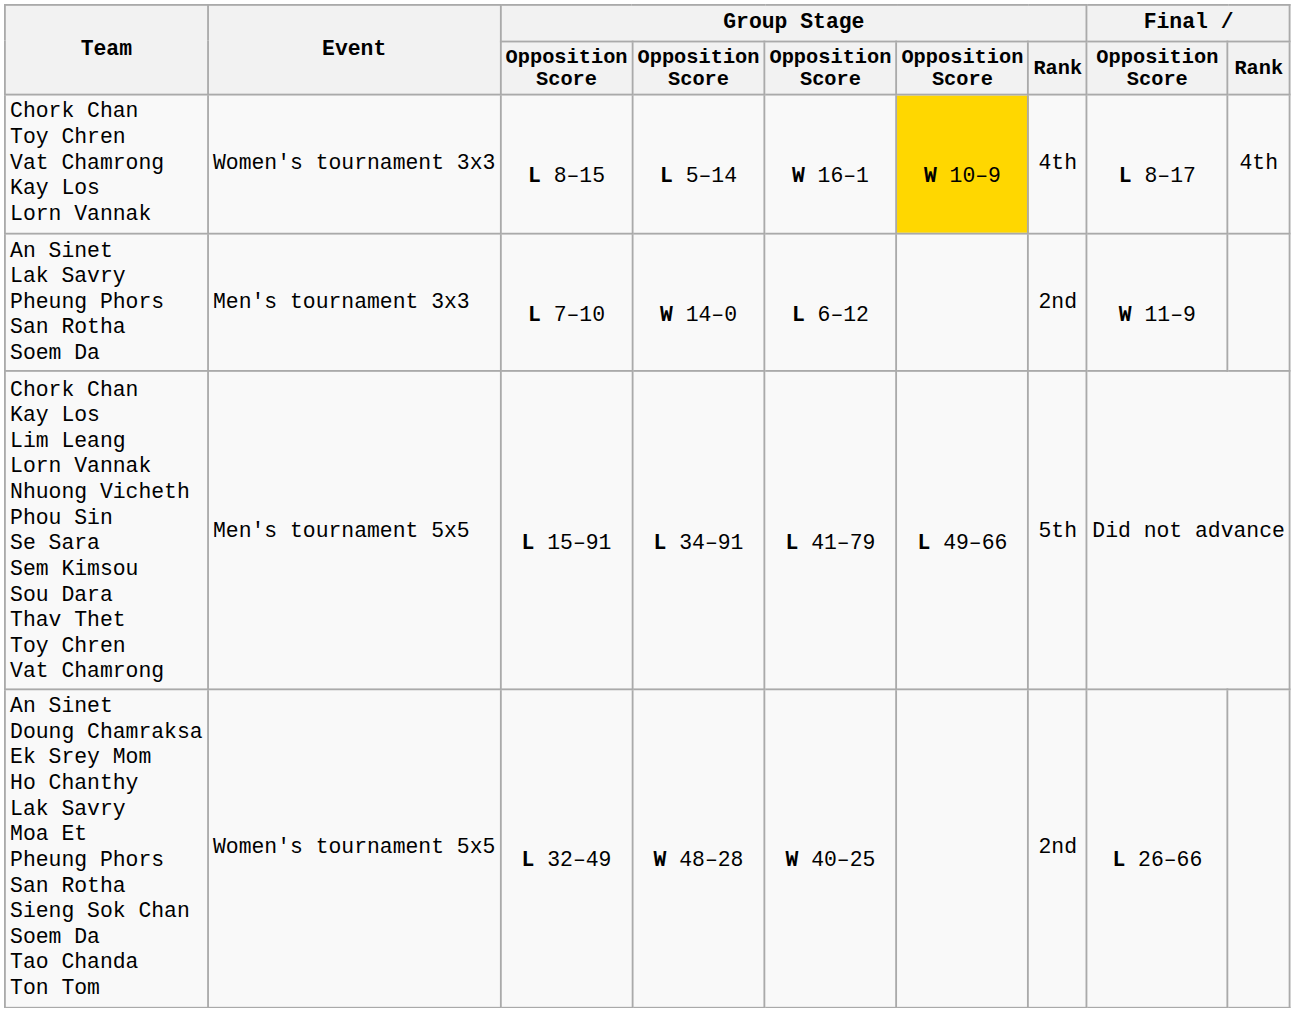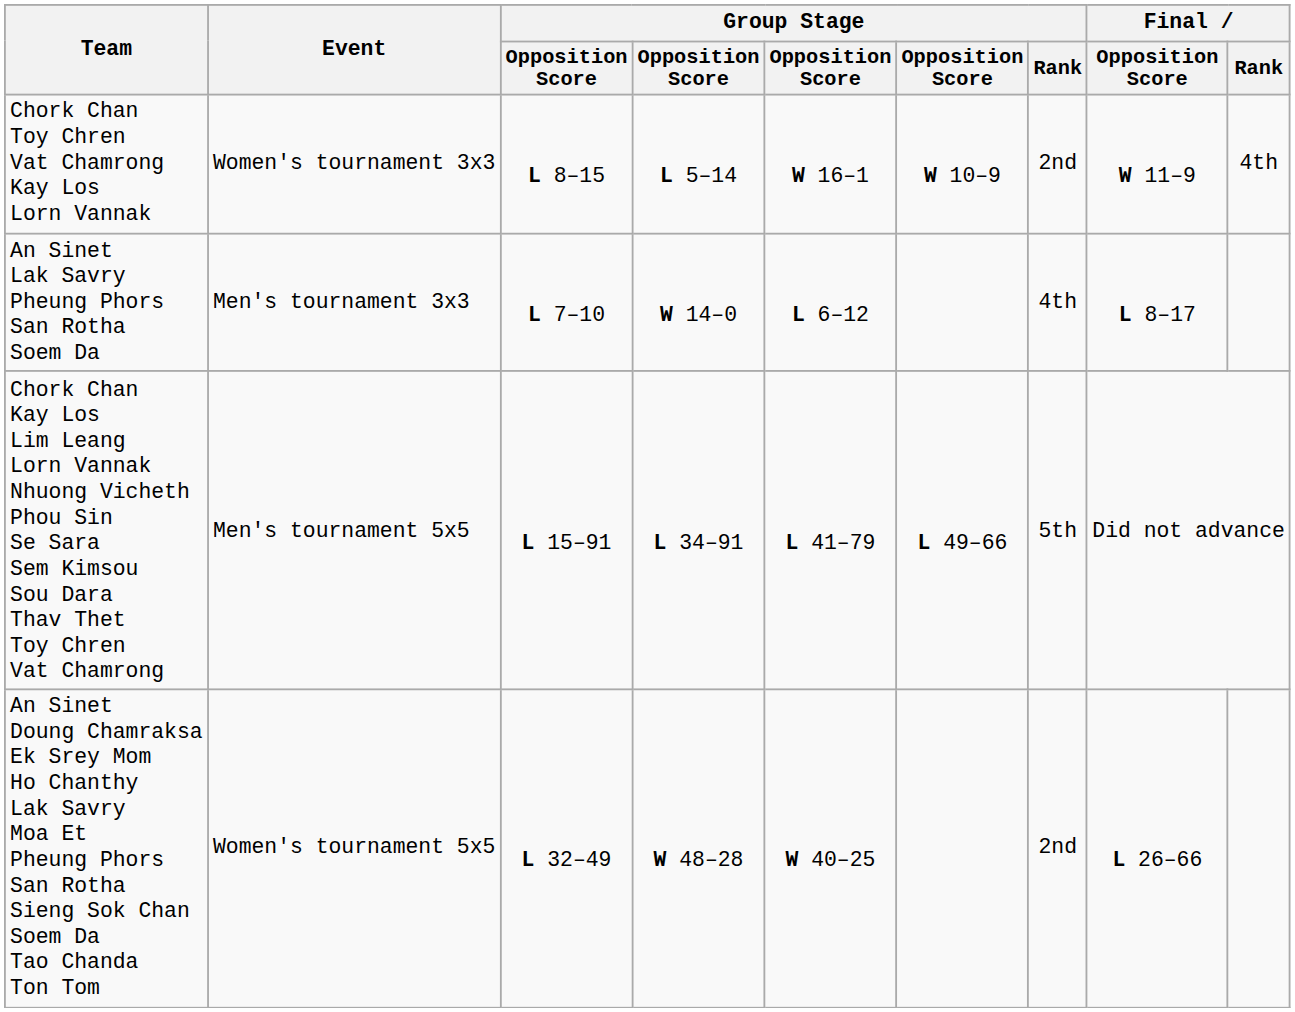(962, 176) gold background -> (962, 176) no background
(1058, 164) 4th -> (1058, 164) 2nd
(1157, 176) L 8–17 -> (1157, 176) W 11–9
(1058, 302) 2nd -> (1058, 302) 4th
(1157, 315) W 11–9 -> (1157, 315) L 8–17
